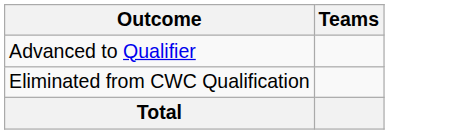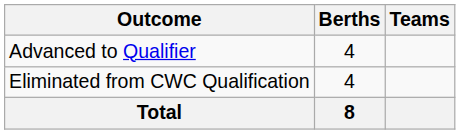+ column: (350, 19)
